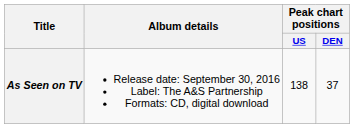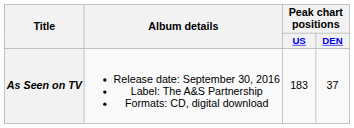(299, 86) 138 -> (299, 86) 183
